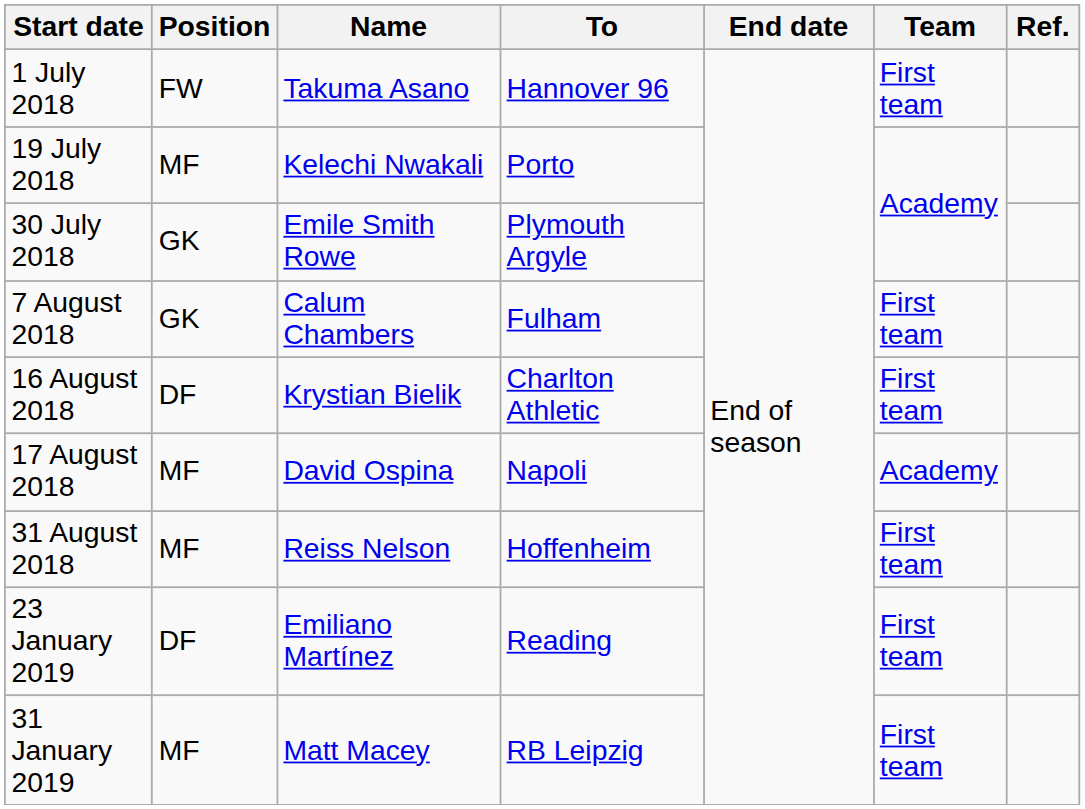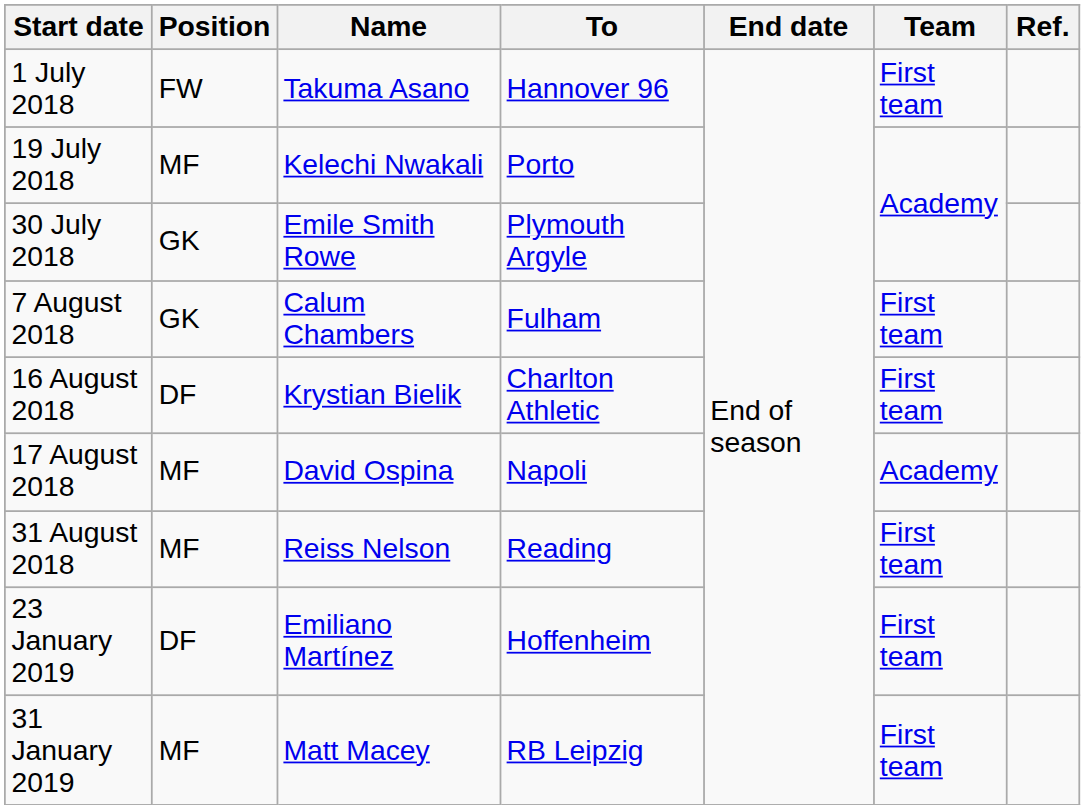(579, 548) Hoffenheim -> (559, 548) Reading
(559, 641) Reading -> (579, 641) Hoffenheim
